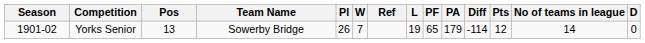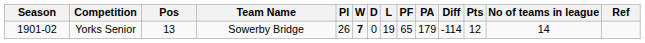columns swapped: (634, 13) <-> (387, 13)
(360, 30) normal -> (360, 30) bold
